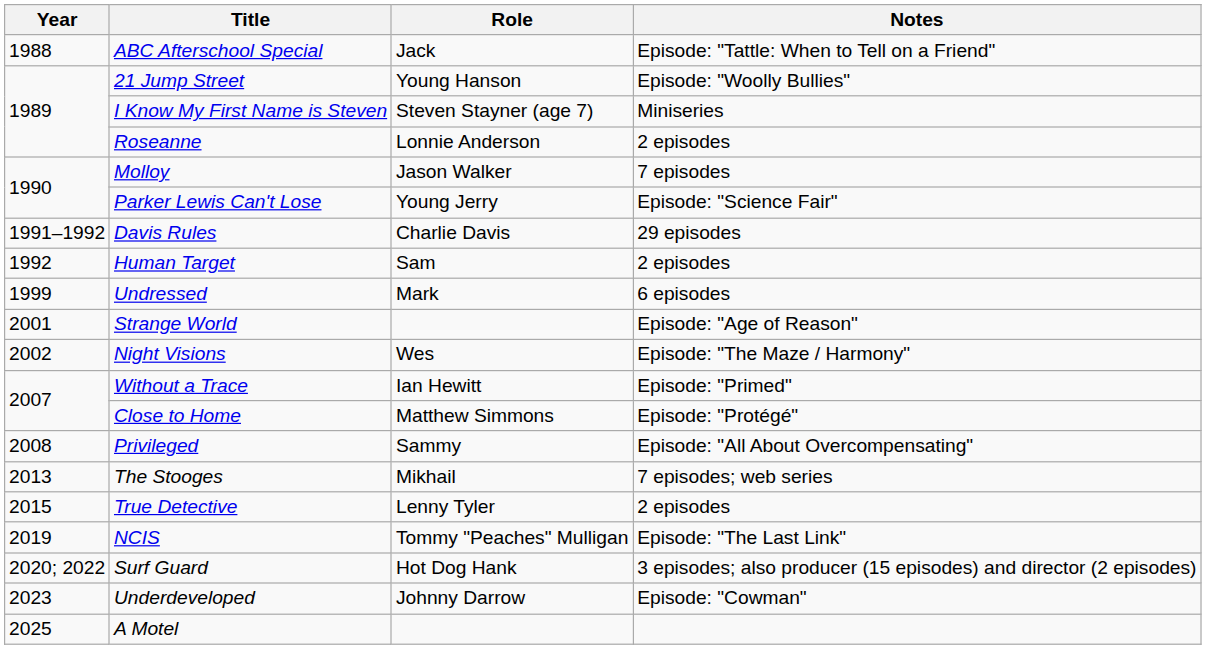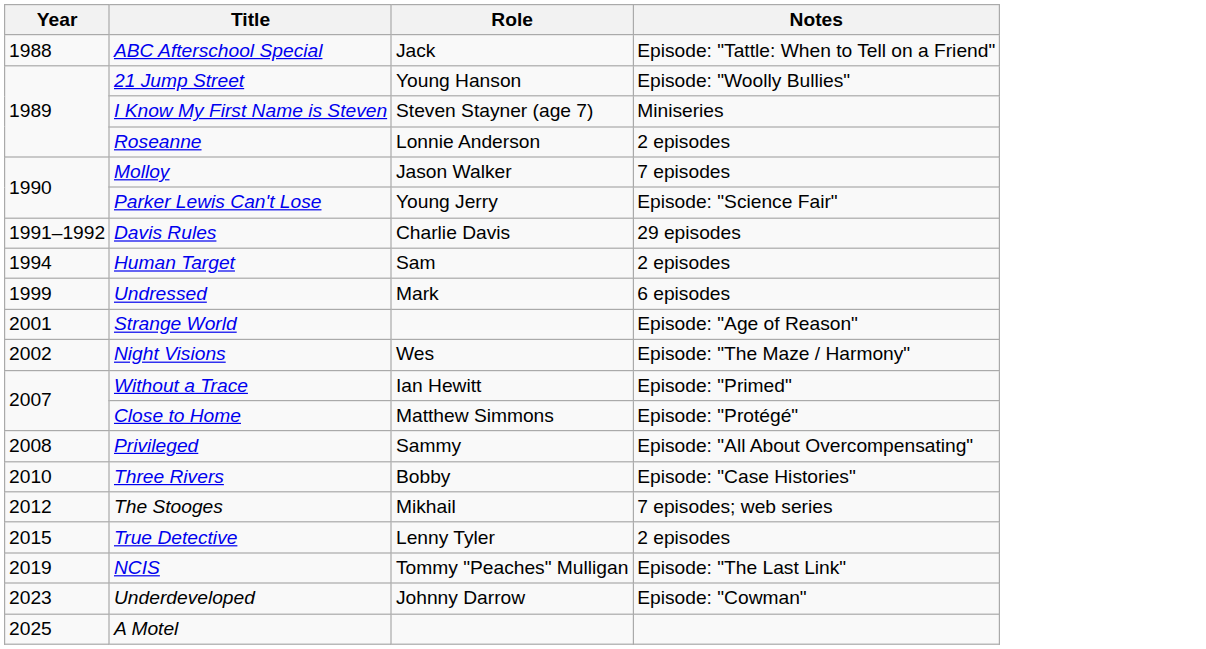(30, 263) 1992 -> (30, 263) 1994
+ row: (169, 476)
(30, 476) 2013 -> (30, 506) 2012
- row: (161, 567)
